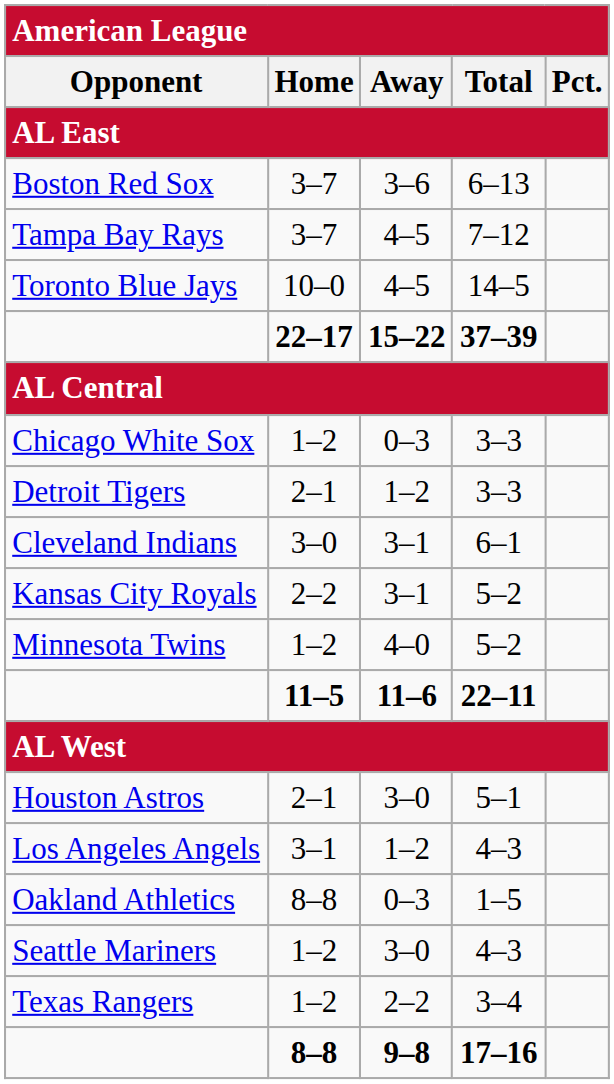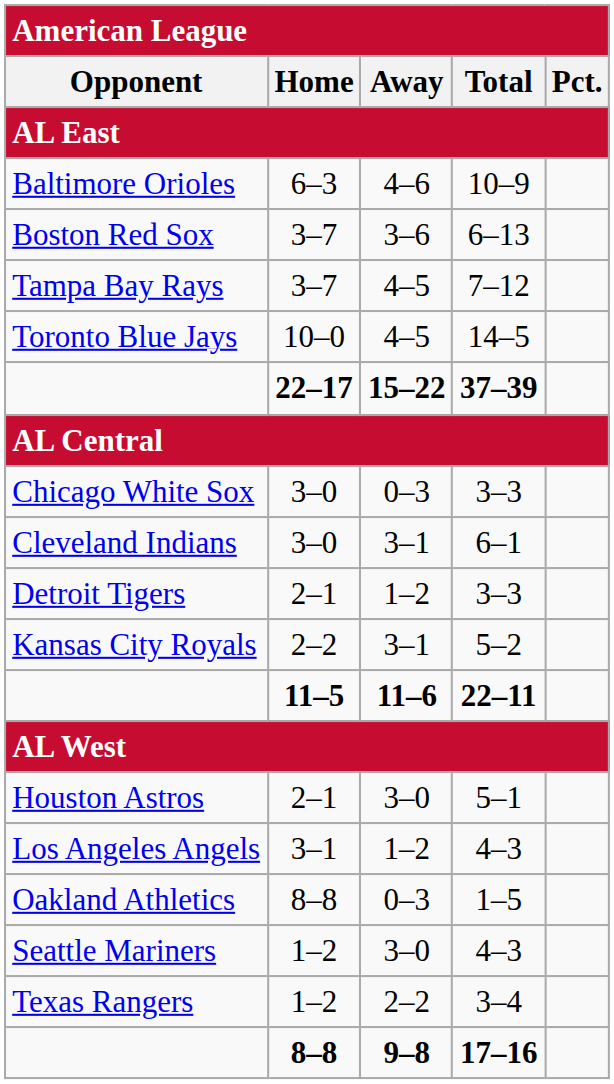+ row: (124, 183)
(314, 439) 1–2 -> (314, 490) 3–0
rows swapped: (125, 541) <-> (99, 490)
- row: (119, 643)
